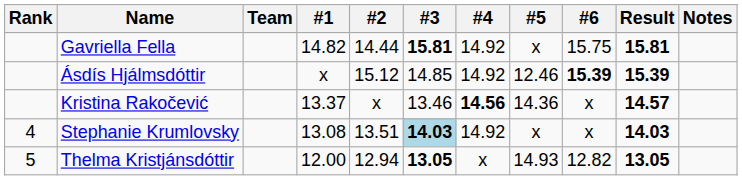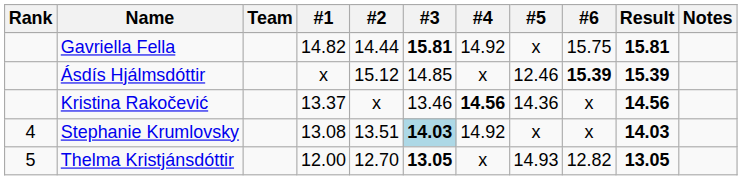(483, 75) 14.92 -> (483, 75) x
(647, 103) 14.57 -> (647, 103) 14.56
(377, 160) 12.94 -> (377, 160) 12.70
